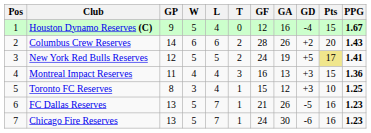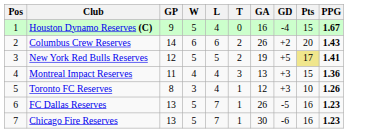- column: (262, 12)
(354, 89) 1.25 -> (331, 89) 1.26
